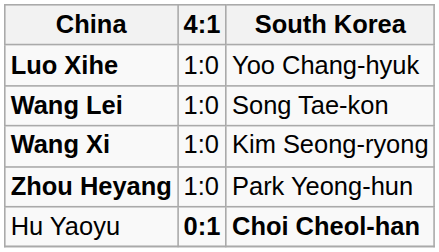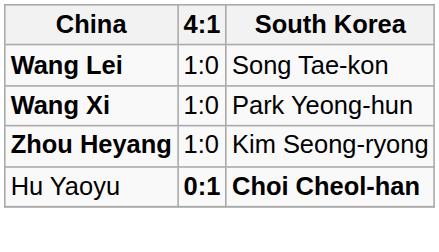- row: (64, 65)
(330, 145) Kim Seong-ryong -> (323, 105) Park Yeong-hun
(323, 186) Park Yeong-hun -> (330, 145) Kim Seong-ryong
